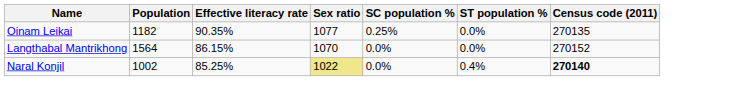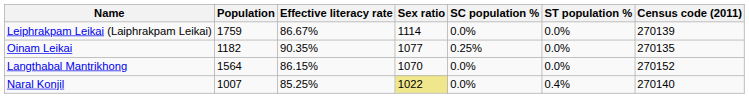+ row: (109, 31)
(145, 66) 1002 -> (229, 84) 1007
(571, 66) bold -> (656, 84) normal
